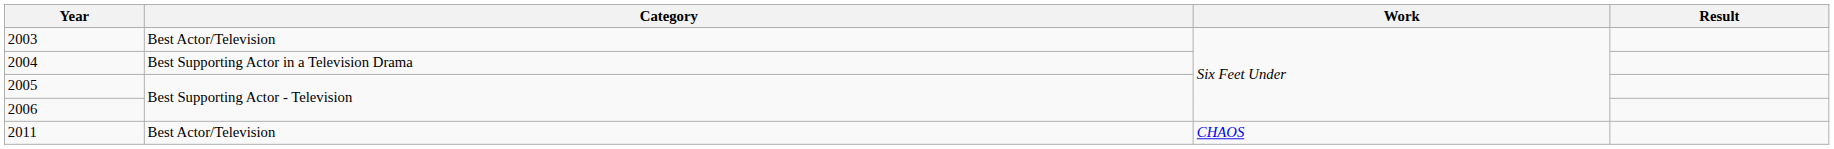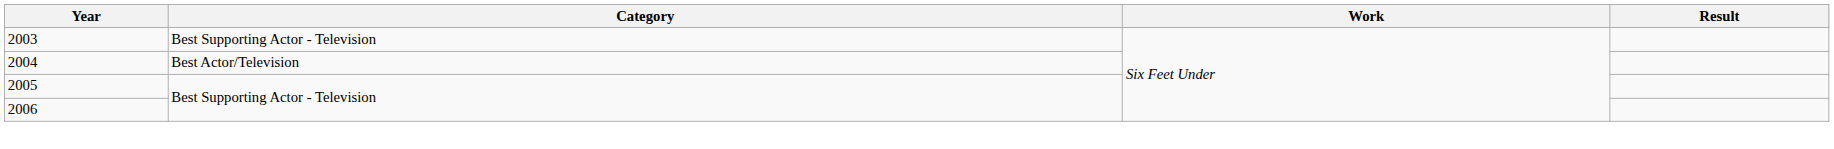(211, 39) Best Actor/Television -> (274, 39) Best Supporting Actor - Television
(280, 62) Best Supporting Actor in a Television Drama -> (235, 62) Best Actor/Television
- row: (22, 132)
